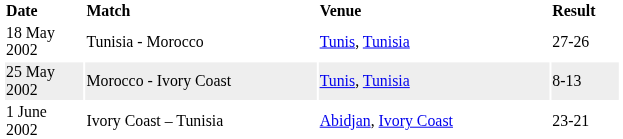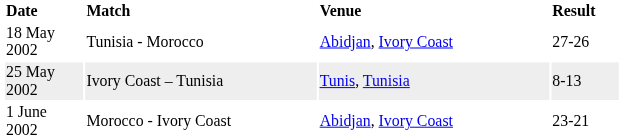(365, 41) Tunis, Tunisia -> (386, 41) Abidjan, Ivory Coast
(159, 81) Morocco - Ivory Coast -> (155, 81) Ivory Coast – Tunisia
(155, 120) Ivory Coast – Tunisia -> (159, 120) Morocco - Ivory Coast
